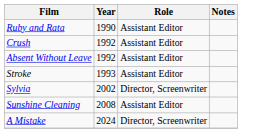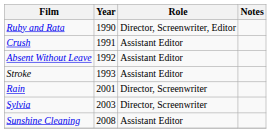(152, 27) Assistant Editor -> (178, 27) Director, Screenwriter, Editor
(106, 43) 1992 -> (106, 43) 1991
+ row: (16, 89)
(106, 89) 2002 -> (106, 105) 2003
- row: (26, 120)
